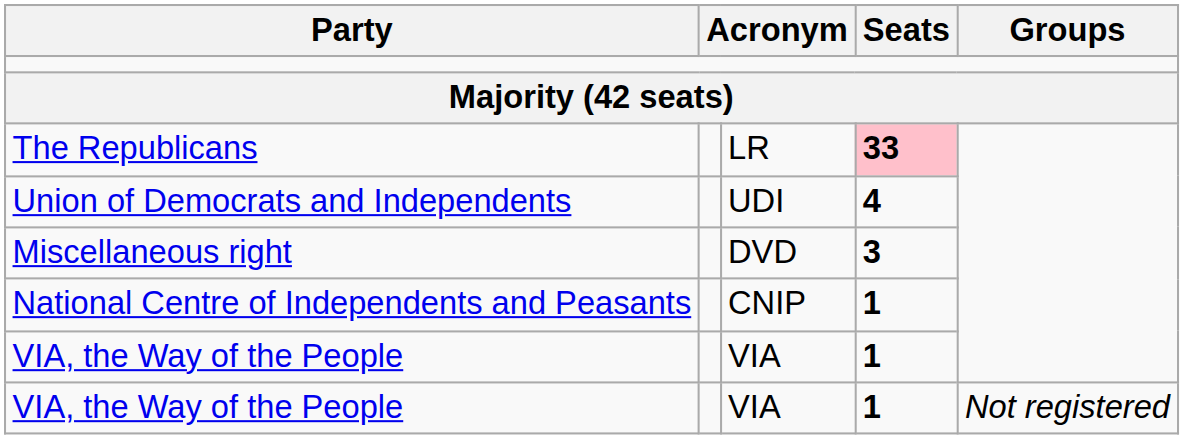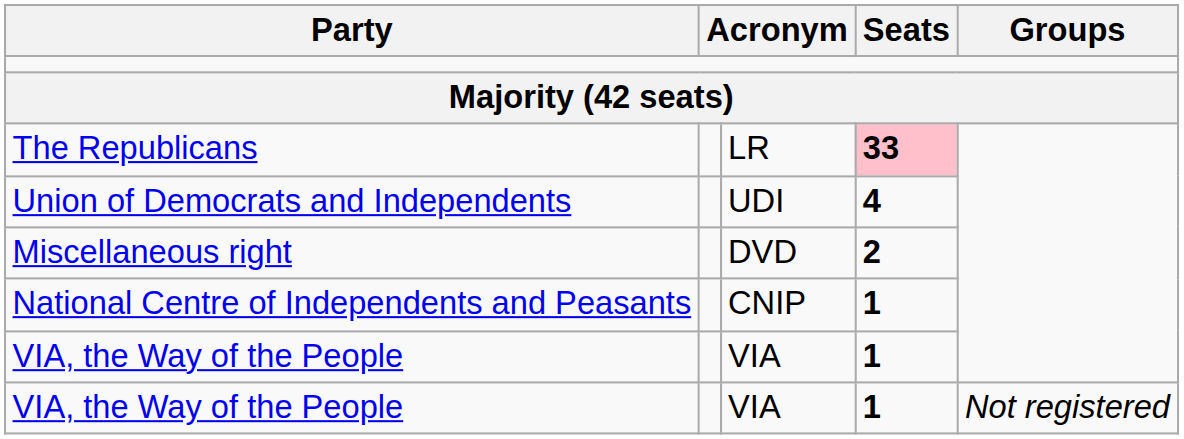(872, 252) 3 -> (872, 252) 2
